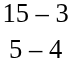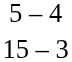rows swapped: (36, 13) <-> (36, 49)
